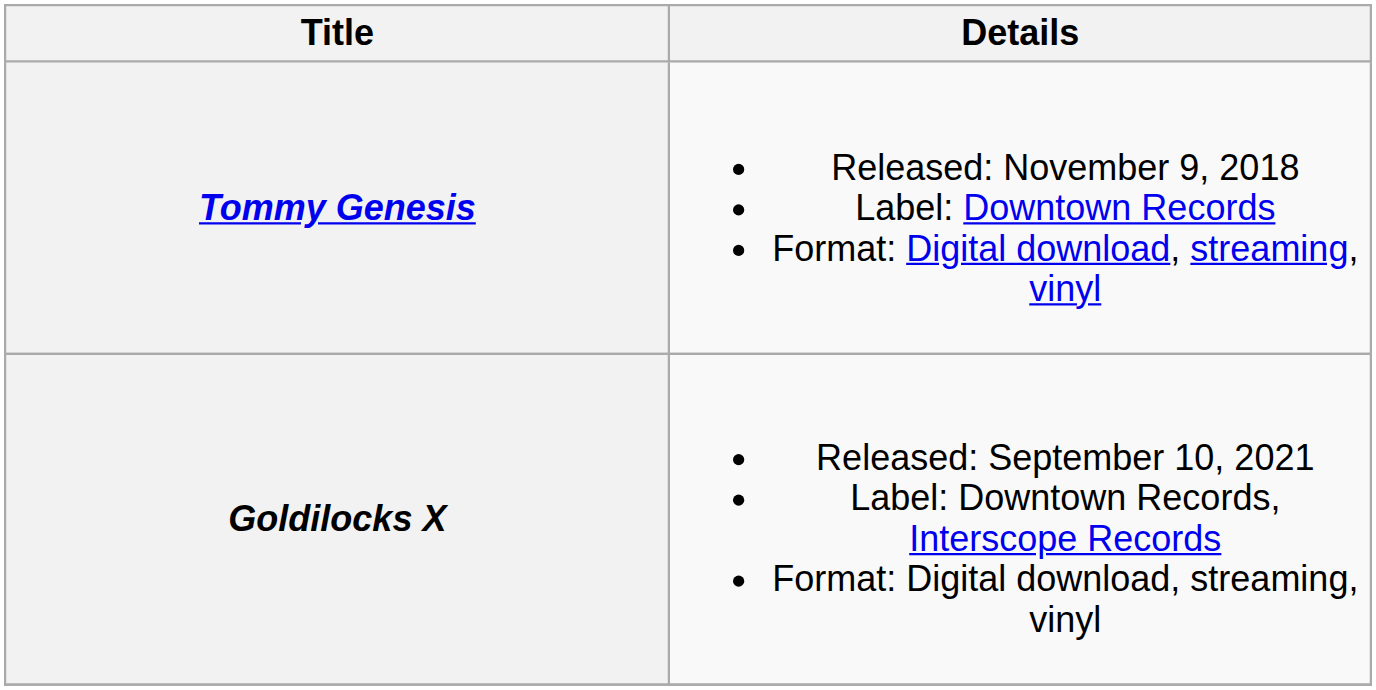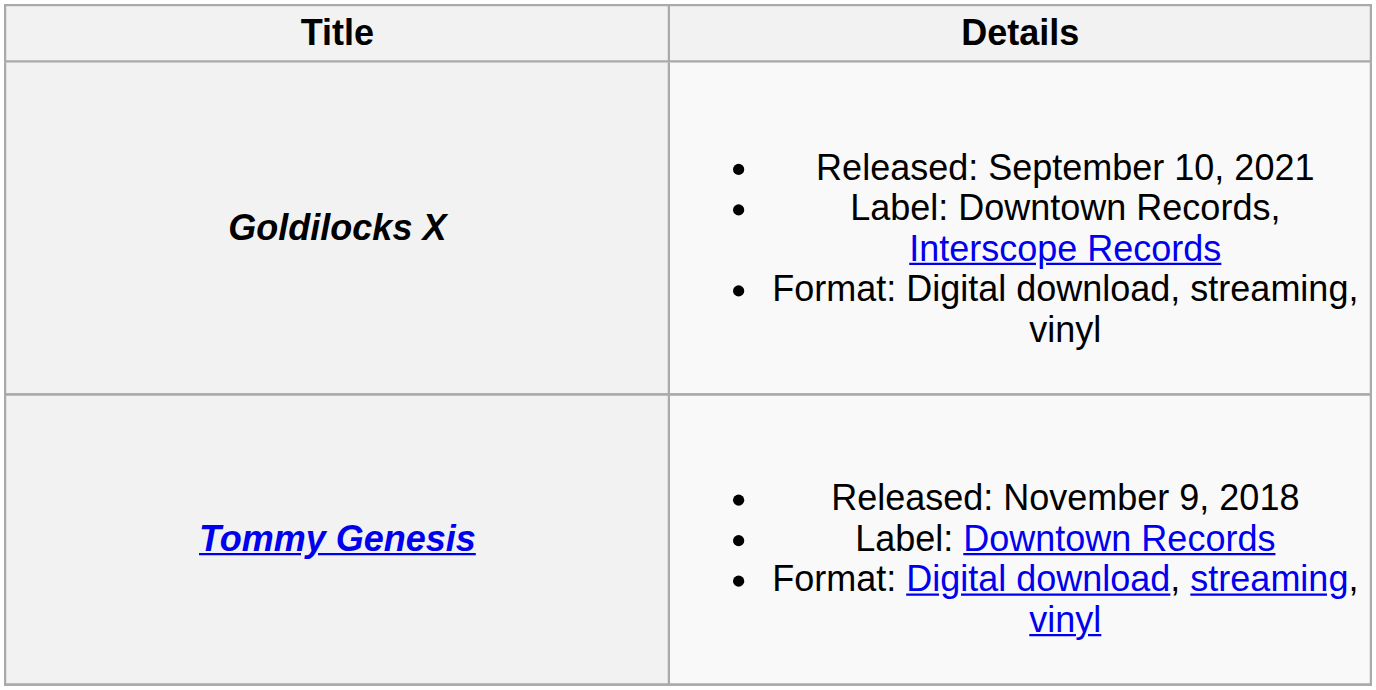rows swapped: (337, 207) <-> (337, 518)
